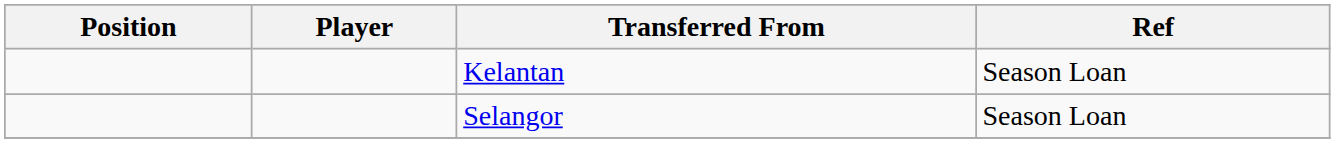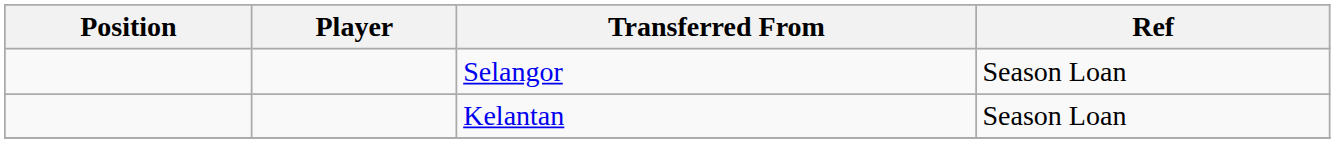rows swapped: (513, 115) <-> (514, 71)
